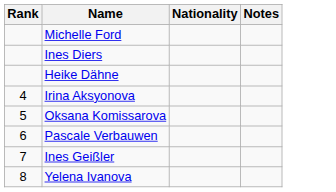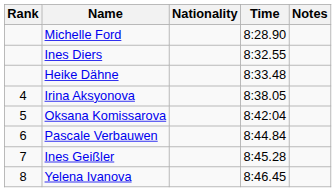+ column: (265, 14)
